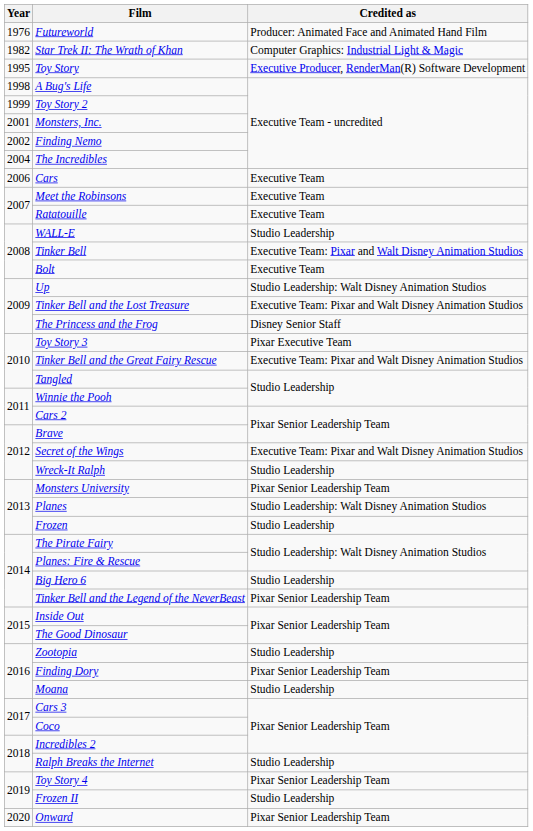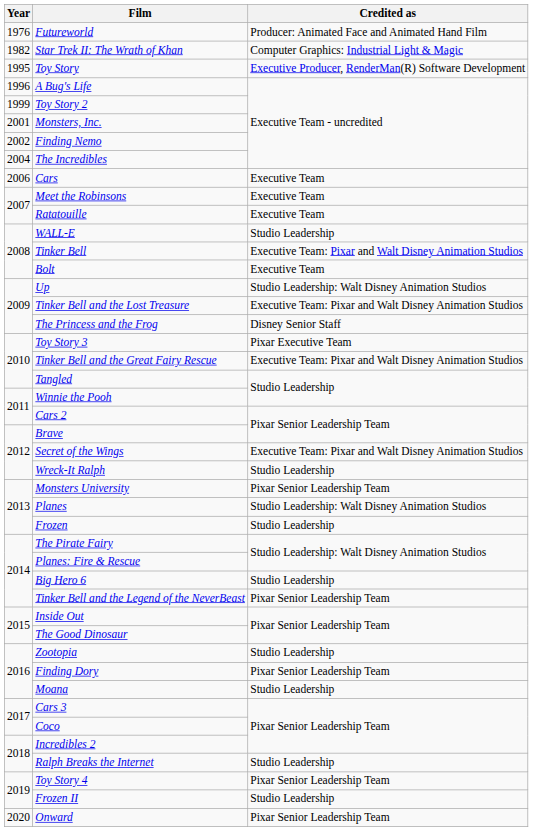(19, 86) 1998 -> (19, 86) 1996
